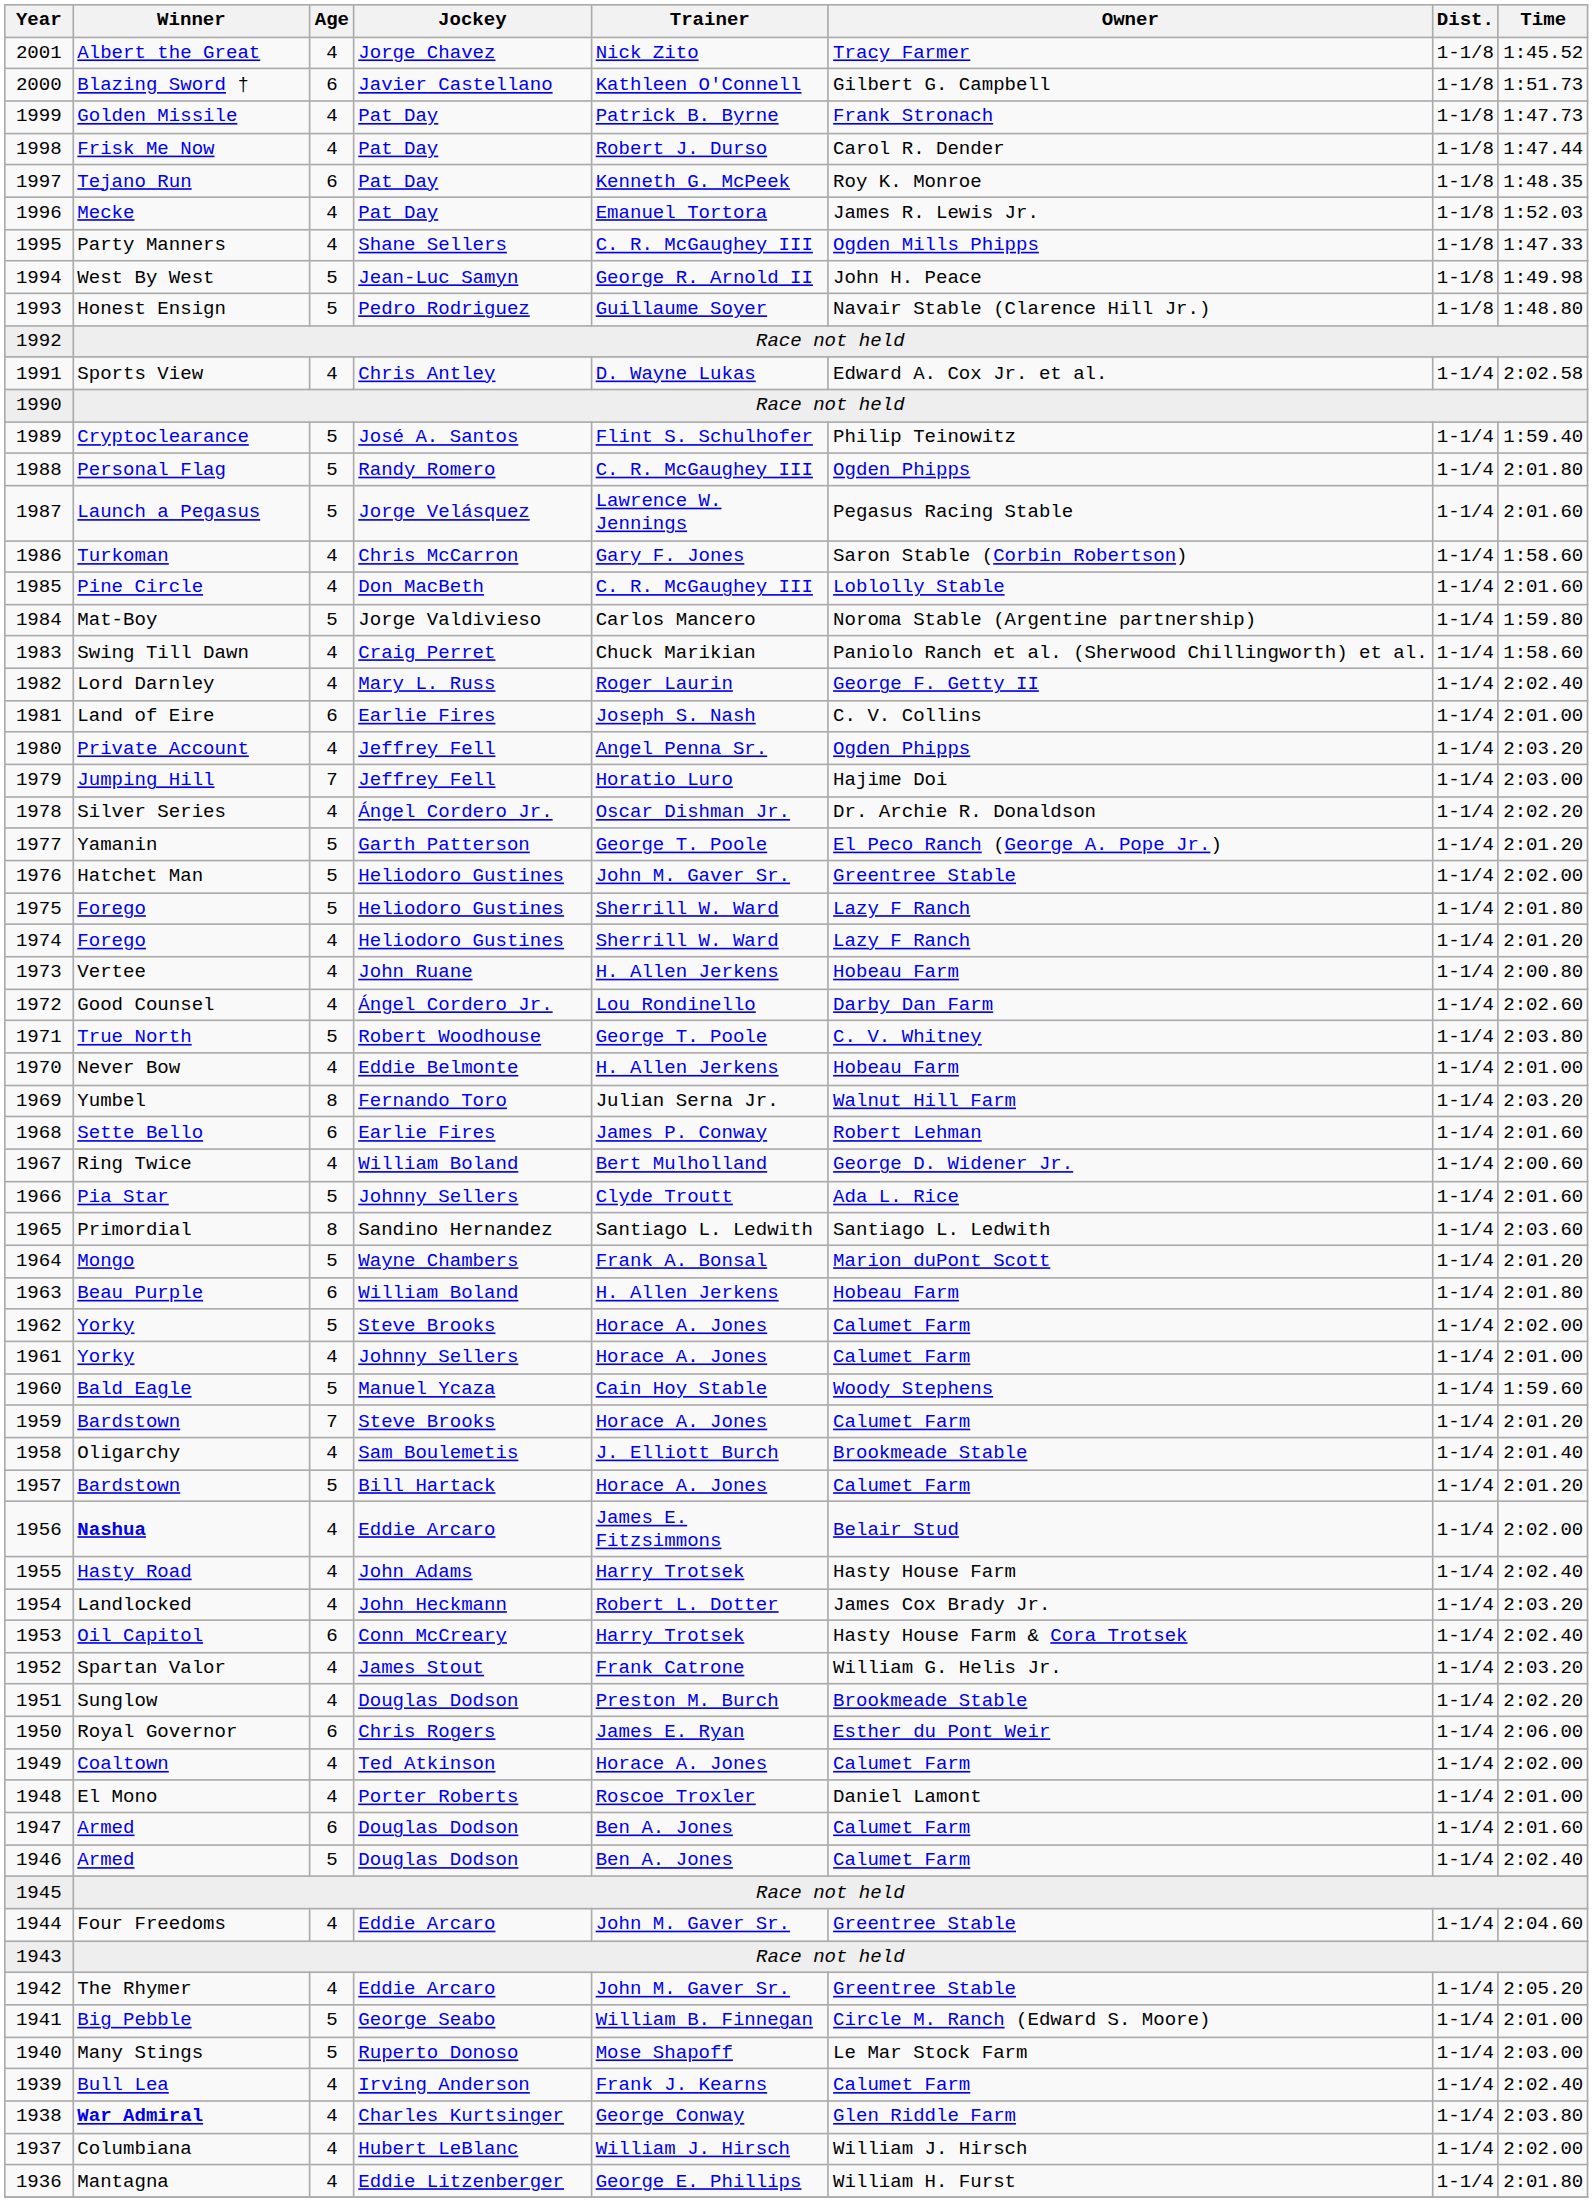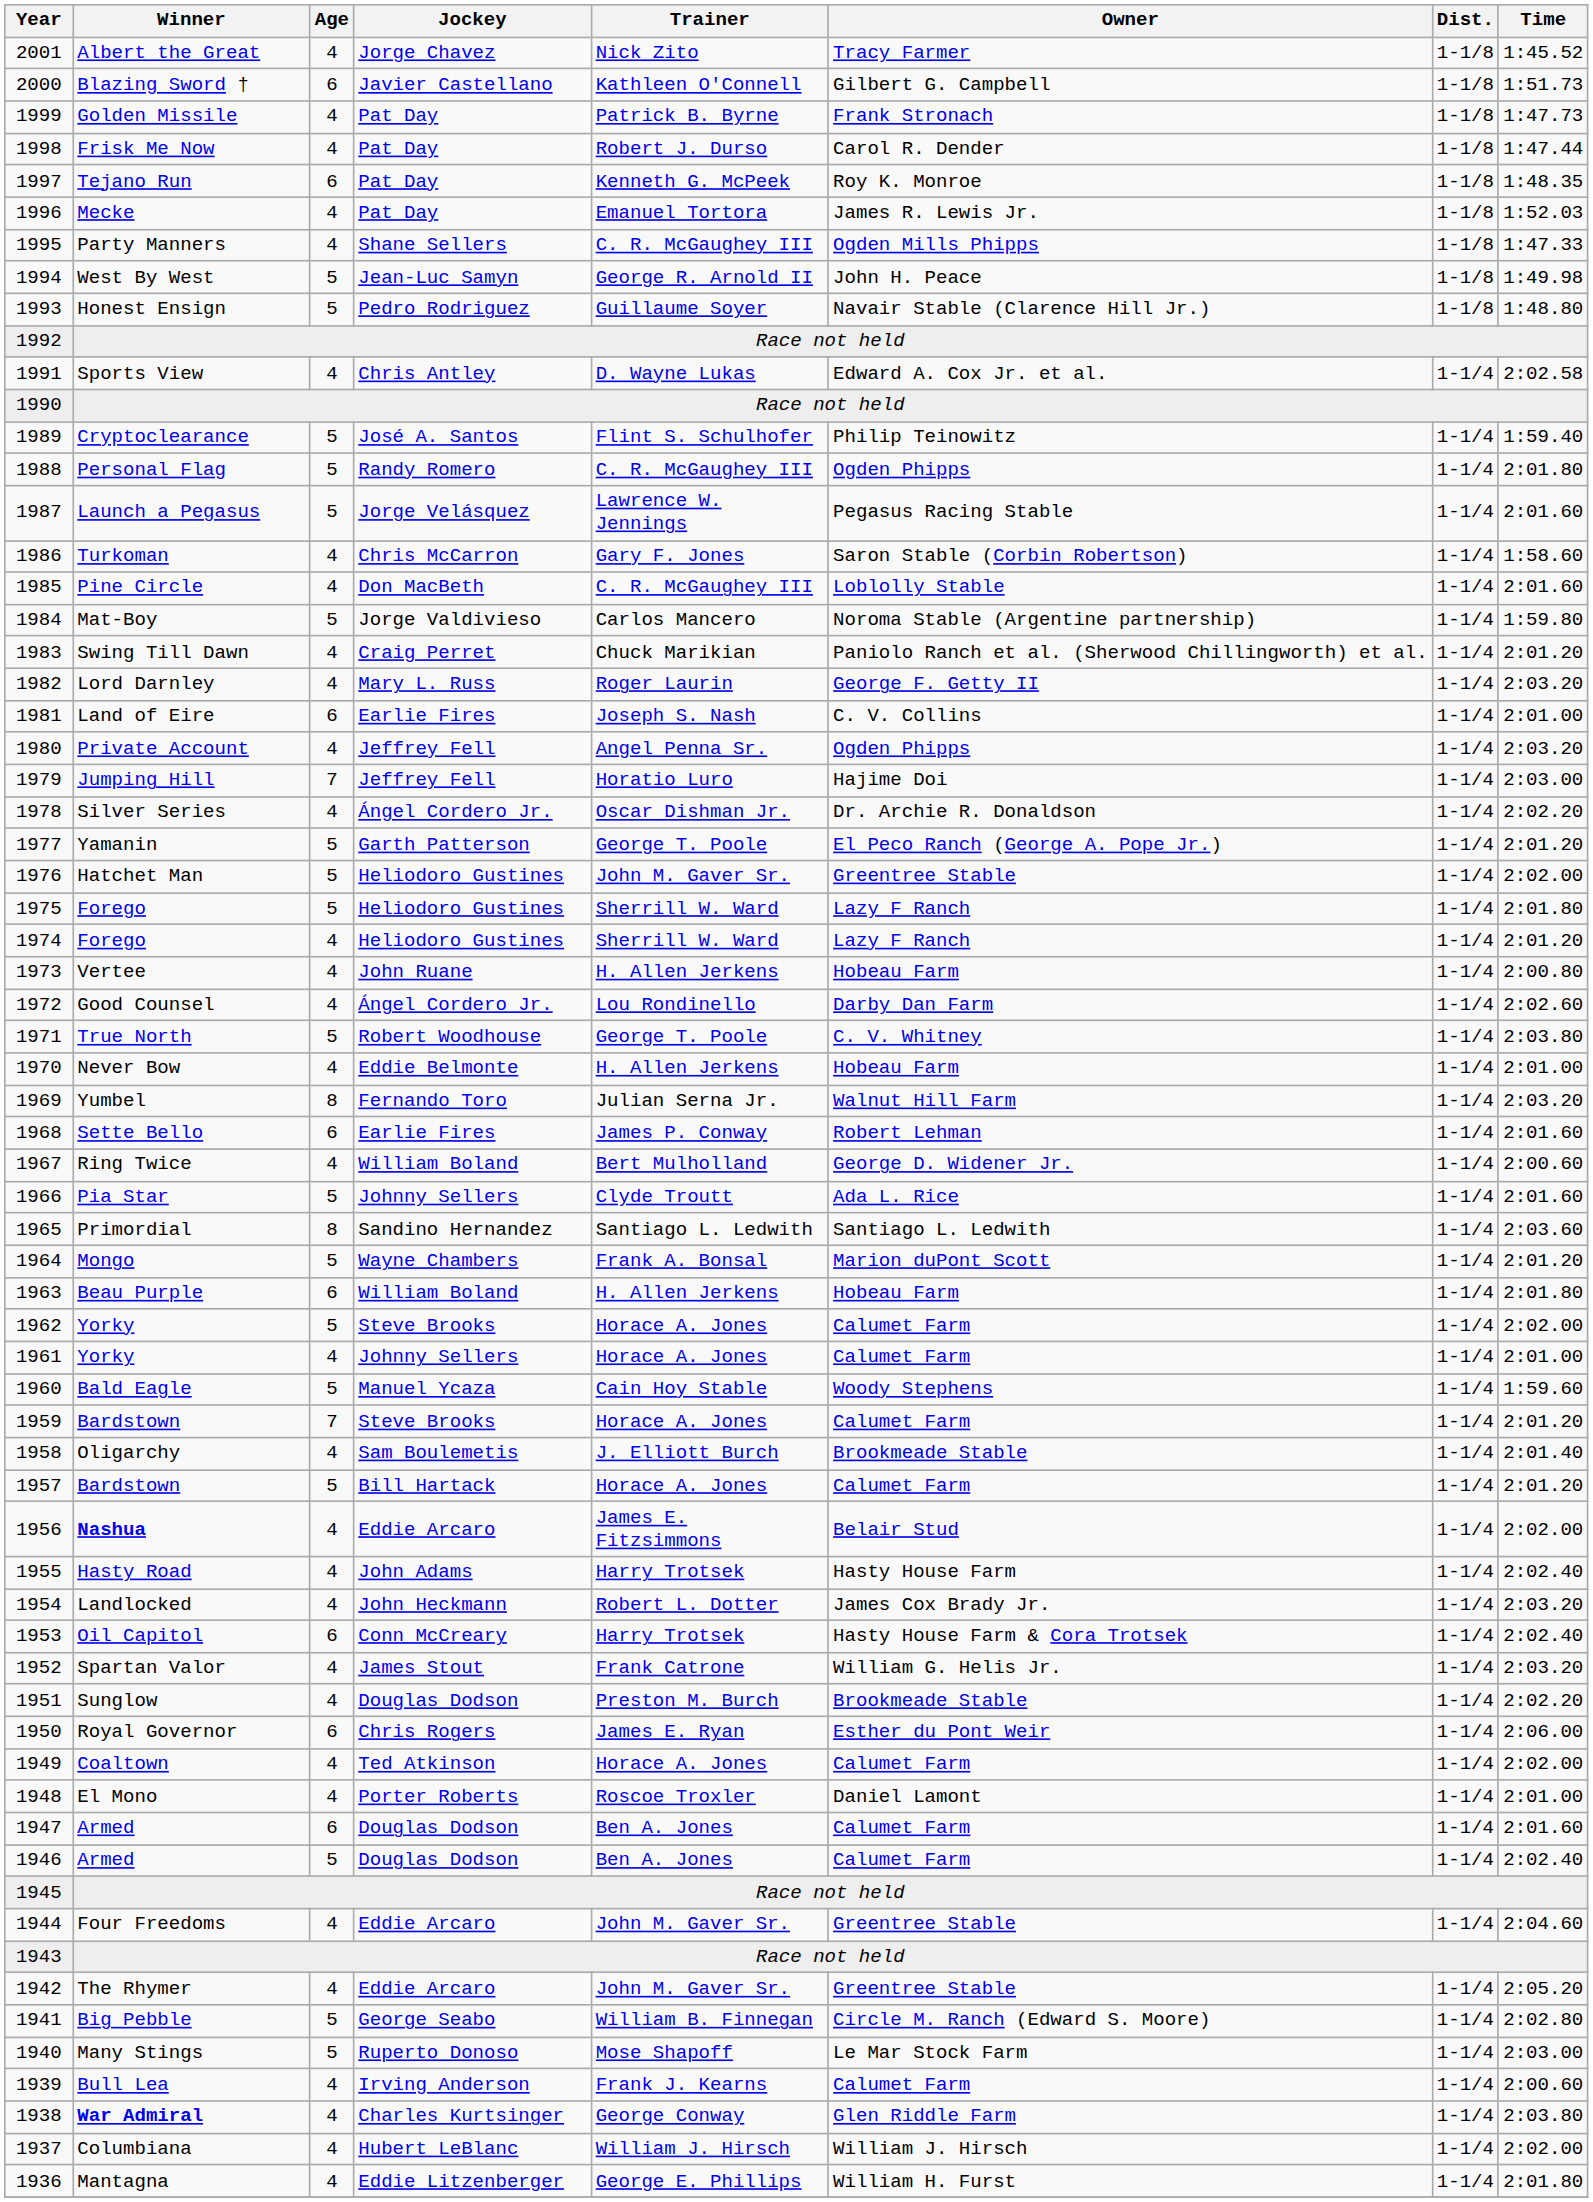(1543, 652) 1:58.60 -> (1543, 652) 2:01.20
(1543, 684) 2:02.40 -> (1543, 684) 2:03.20
(1543, 2021) 2:01.00 -> (1543, 2021) 2:02.80
(1543, 2085) 2:02.40 -> (1543, 2085) 2:00.60
